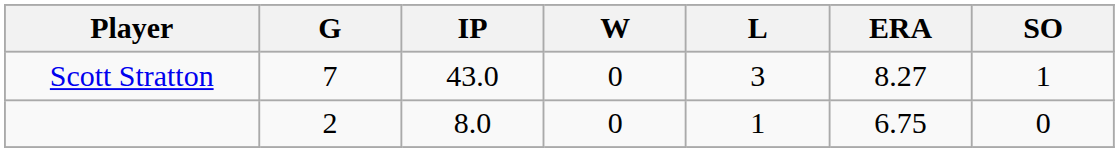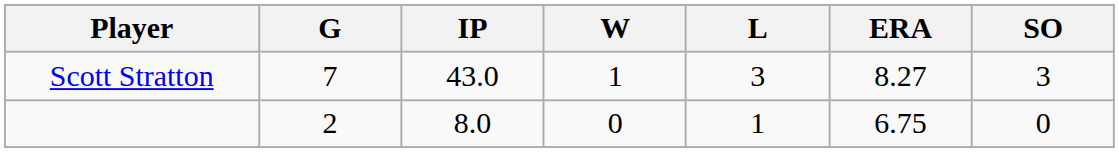(615, 75) 0 -> (615, 75) 1
(1043, 75) 1 -> (1043, 75) 3
